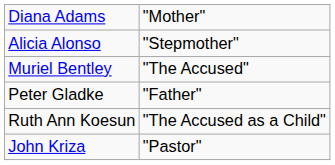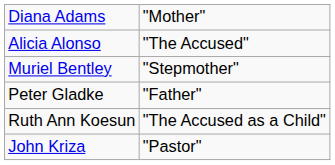(191, 43) "Stepmother" -> (196, 43) "The Accused"
(196, 69) "The Accused" -> (191, 69) "Stepmother"
